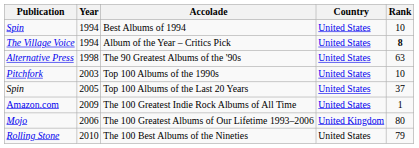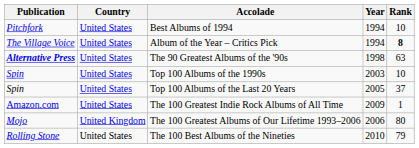columns swapped: (351, 12) <-> (89, 12)
(15, 27) Spin -> (25, 27) Pitchfork
(40, 58) normal -> (41, 58) bold
(25, 74) Pitchfork -> (15, 74) Spin
